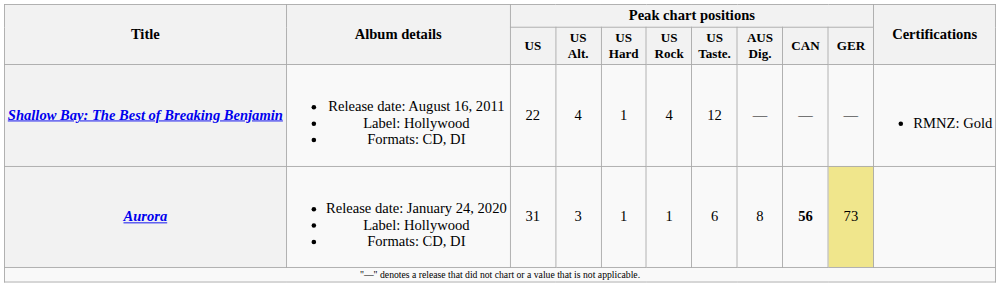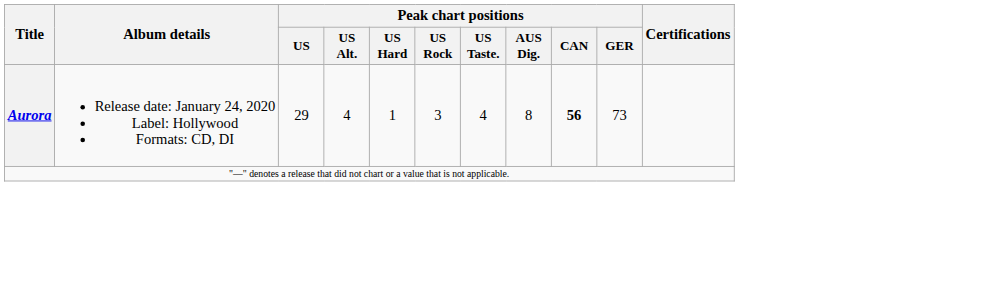- row: (145, 115)
(533, 216) 31 -> (301, 115) 29
(578, 216) 3 -> (347, 115) 4
(669, 216) 1 -> (438, 115) 3
(715, 216) 6 -> (483, 115) 4
(851, 216) khaki background -> (620, 115) no background
